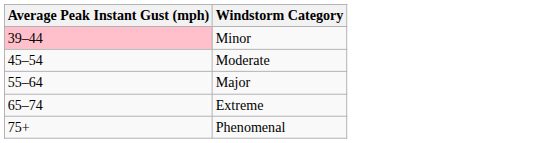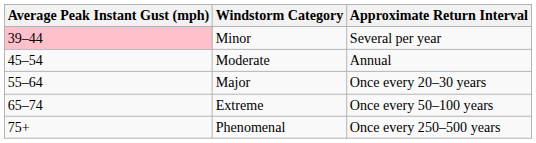+ column: (439, 15)
